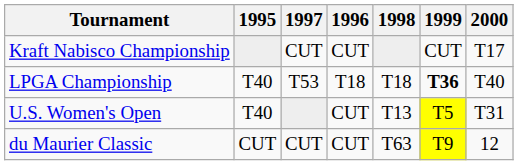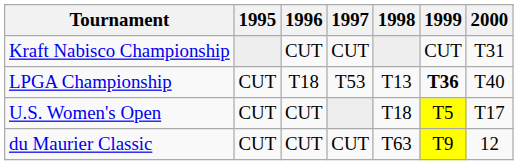columns swapped: (350, 20) <-> (304, 20)
(489, 51) T17 -> (489, 51) T31
(257, 82) T40 -> (257, 82) CUT
(397, 82) T18 -> (397, 82) T13
(257, 113) T40 -> (257, 113) CUT
(397, 113) T13 -> (397, 113) T18
(489, 113) T31 -> (489, 113) T17
